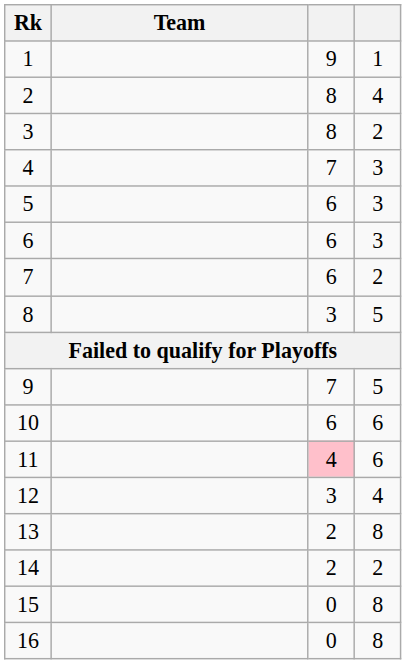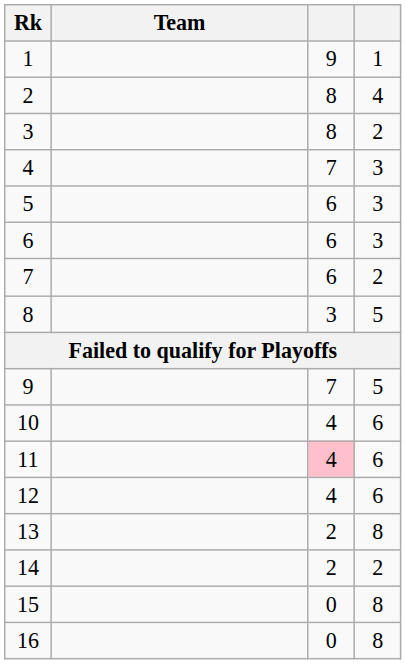(331, 422) 6 -> (331, 422) 4
(331, 495) 3 -> (331, 495) 4
(378, 495) 4 -> (378, 495) 6
